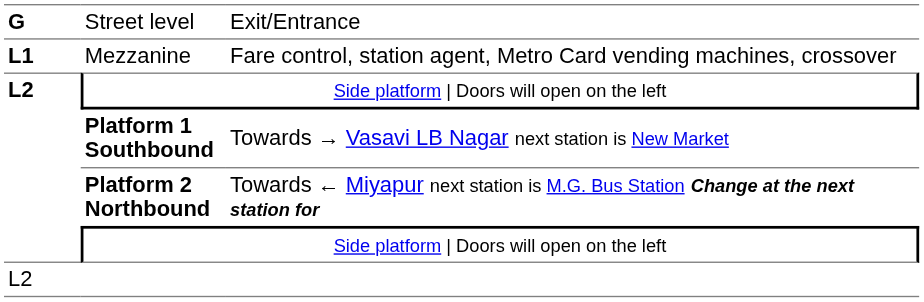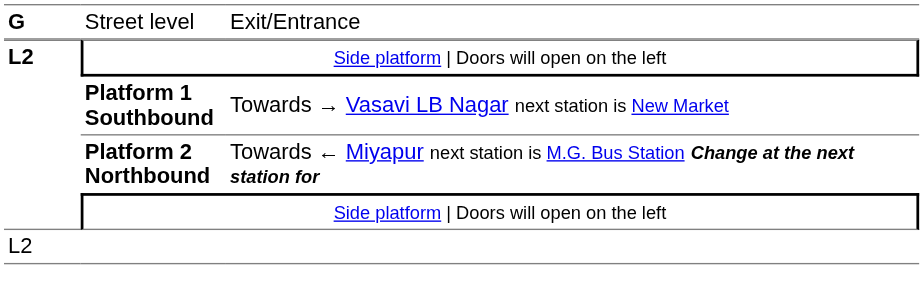- row: (138, 55)
